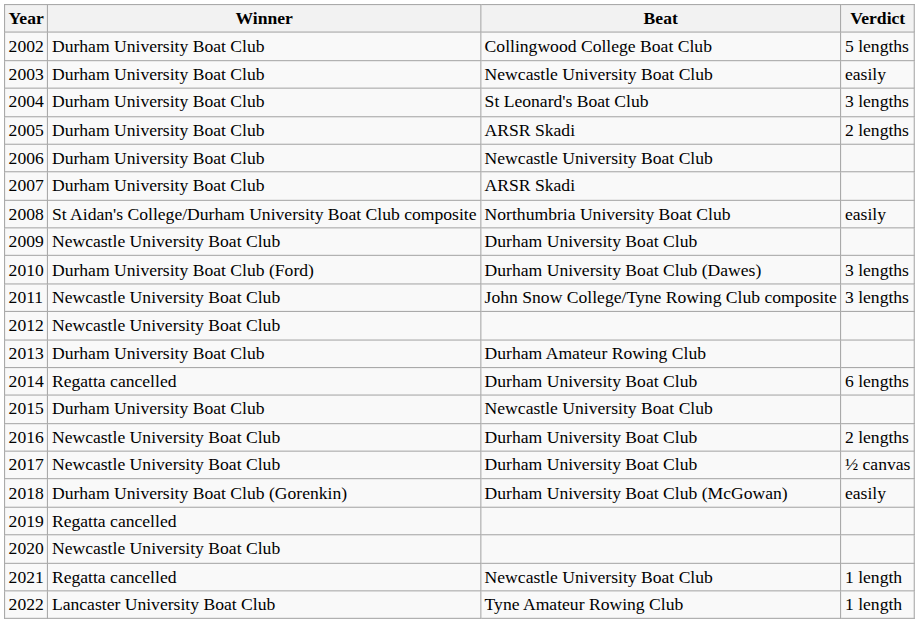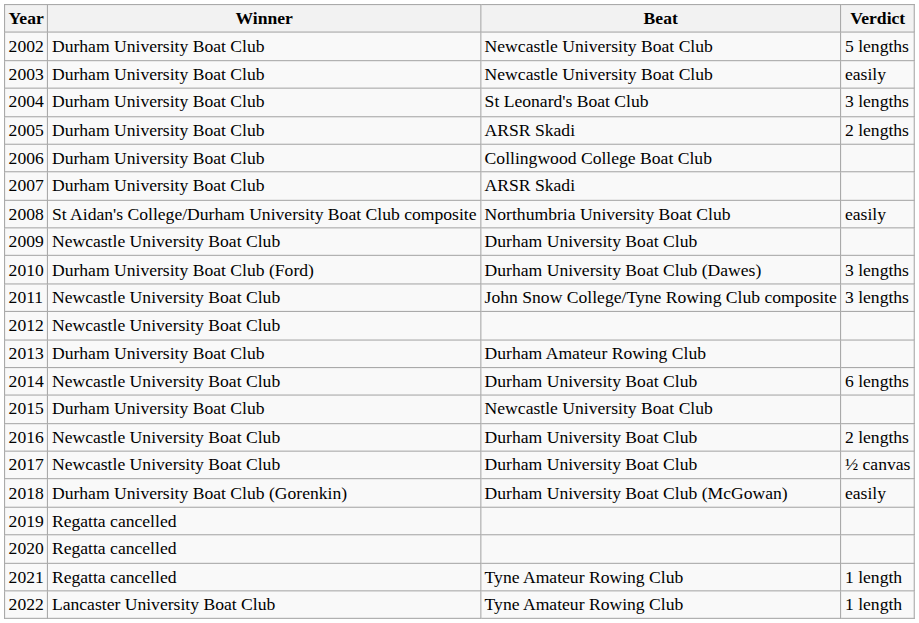(598, 46) Collingwood College Boat Club -> (599, 46) Newcastle University Boat Club
(599, 158) Newcastle University Boat Club -> (598, 158) Collingwood College Boat Club
(114, 381) Regatta cancelled -> (166, 381) Newcastle University Boat Club
(166, 548) Newcastle University Boat Club -> (114, 548) Regatta cancelled
(599, 576) Newcastle University Boat Club -> (584, 576) Tyne Amateur Rowing Club
